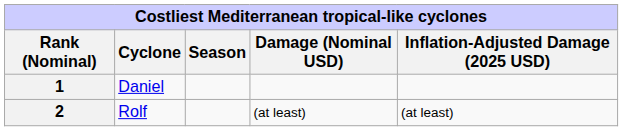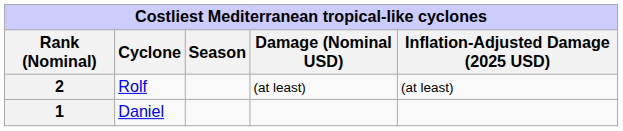rows swapped: (60, 86) <-> (60, 112)
